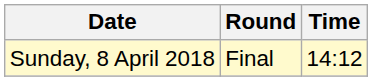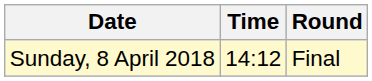columns swapped: (335, 22) <-> (261, 22)
